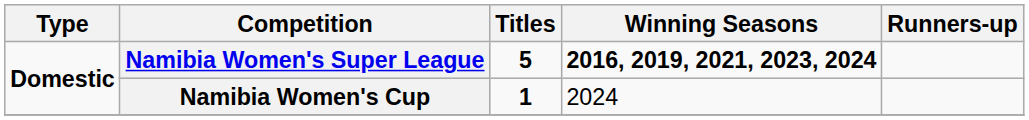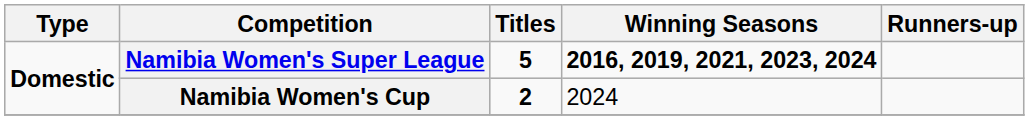(525, 97) 1 -> (525, 97) 2
